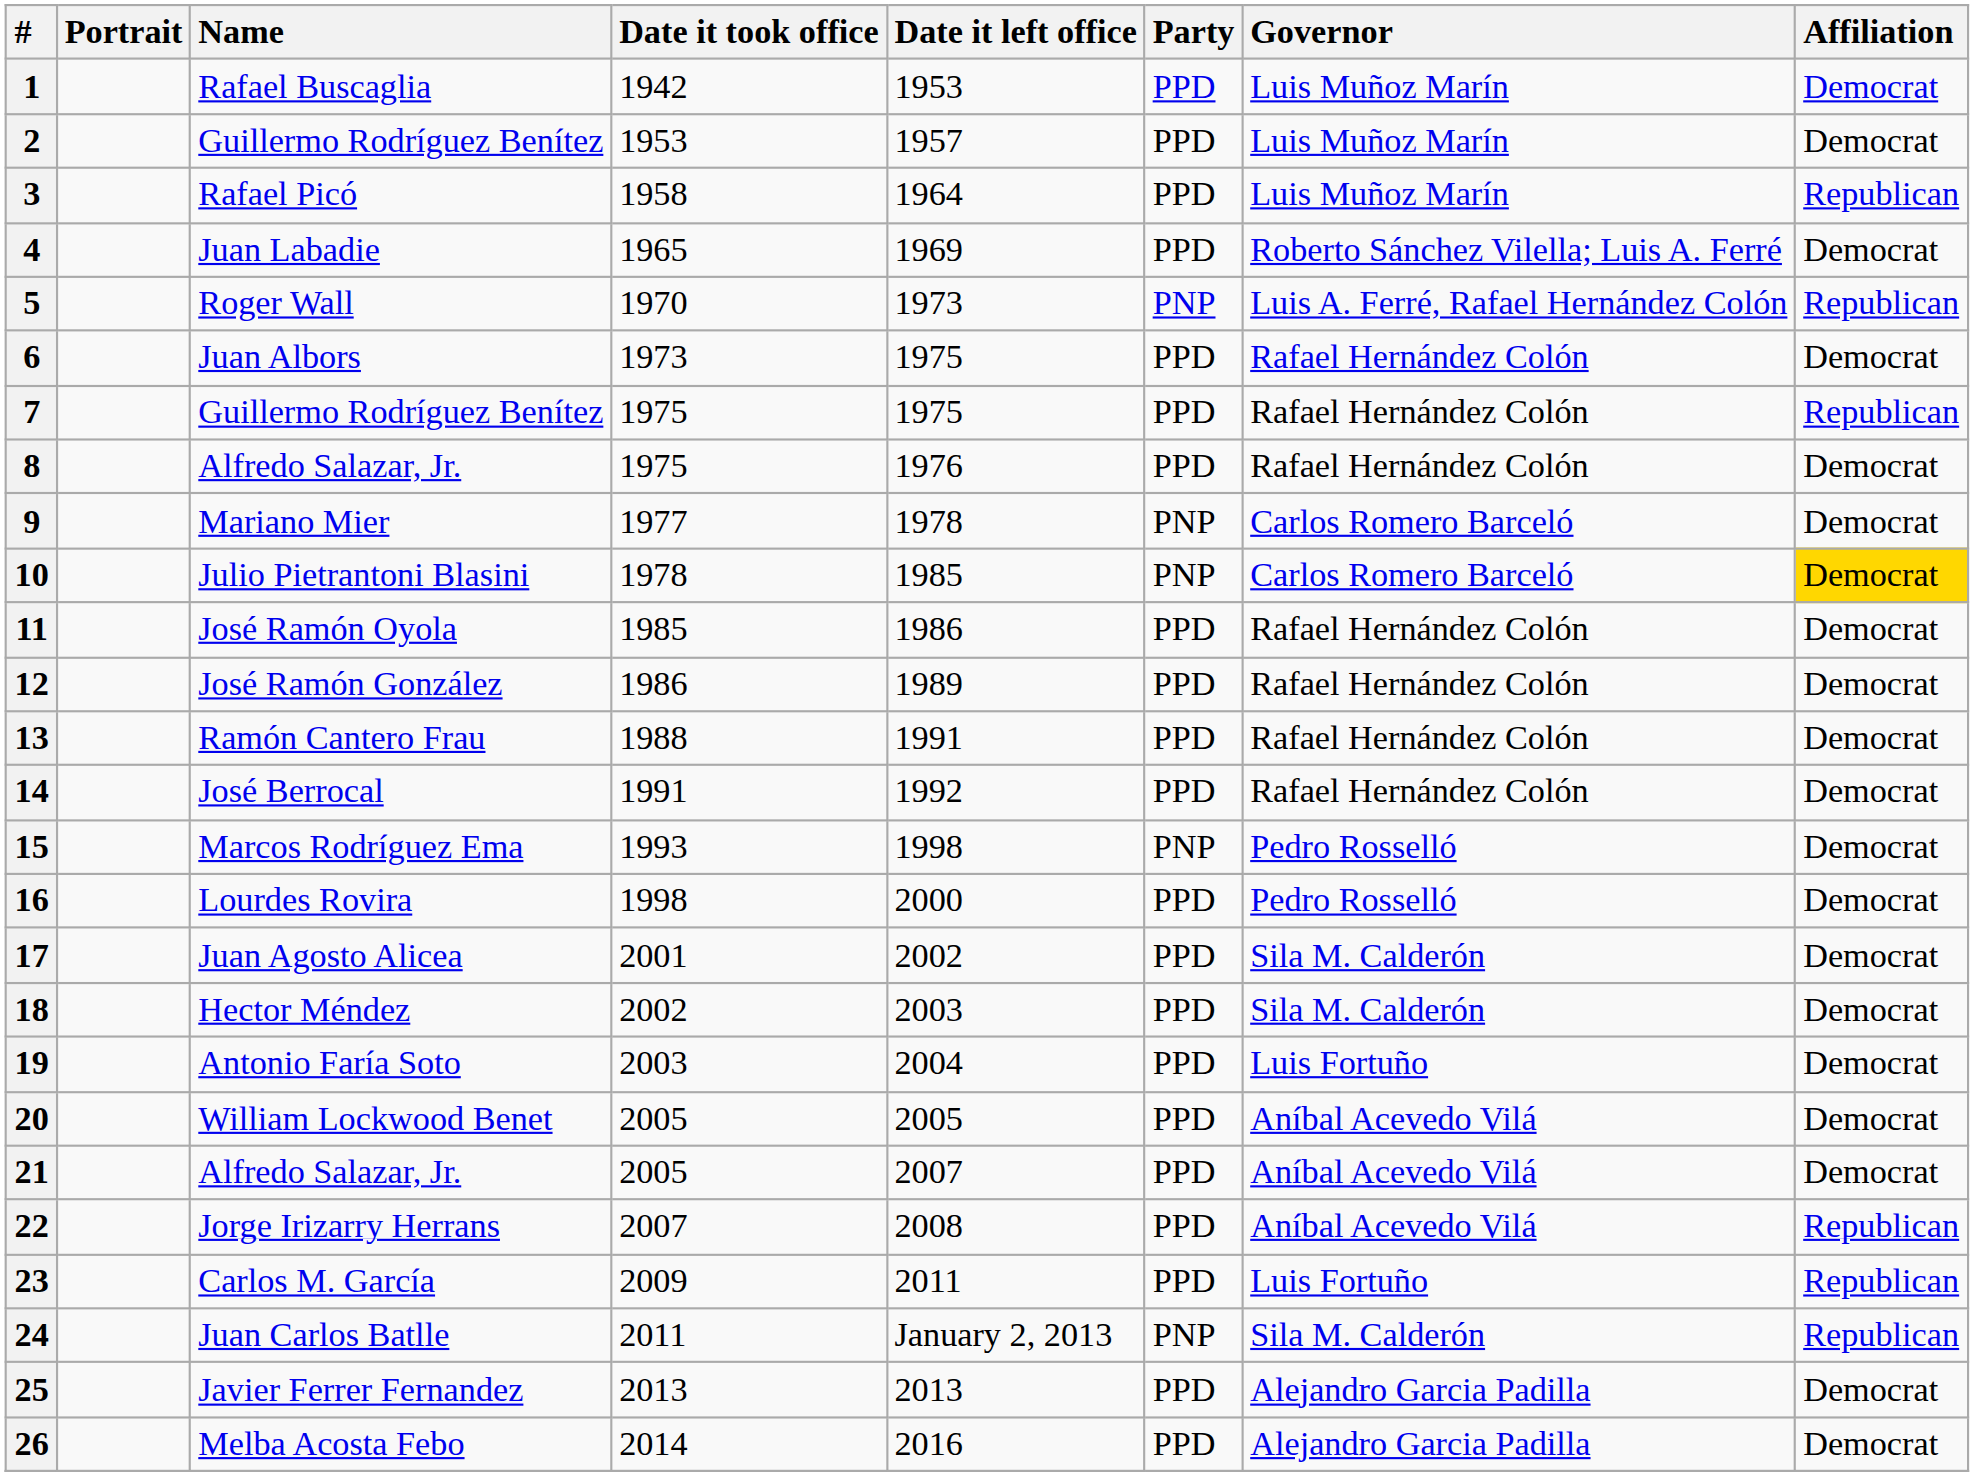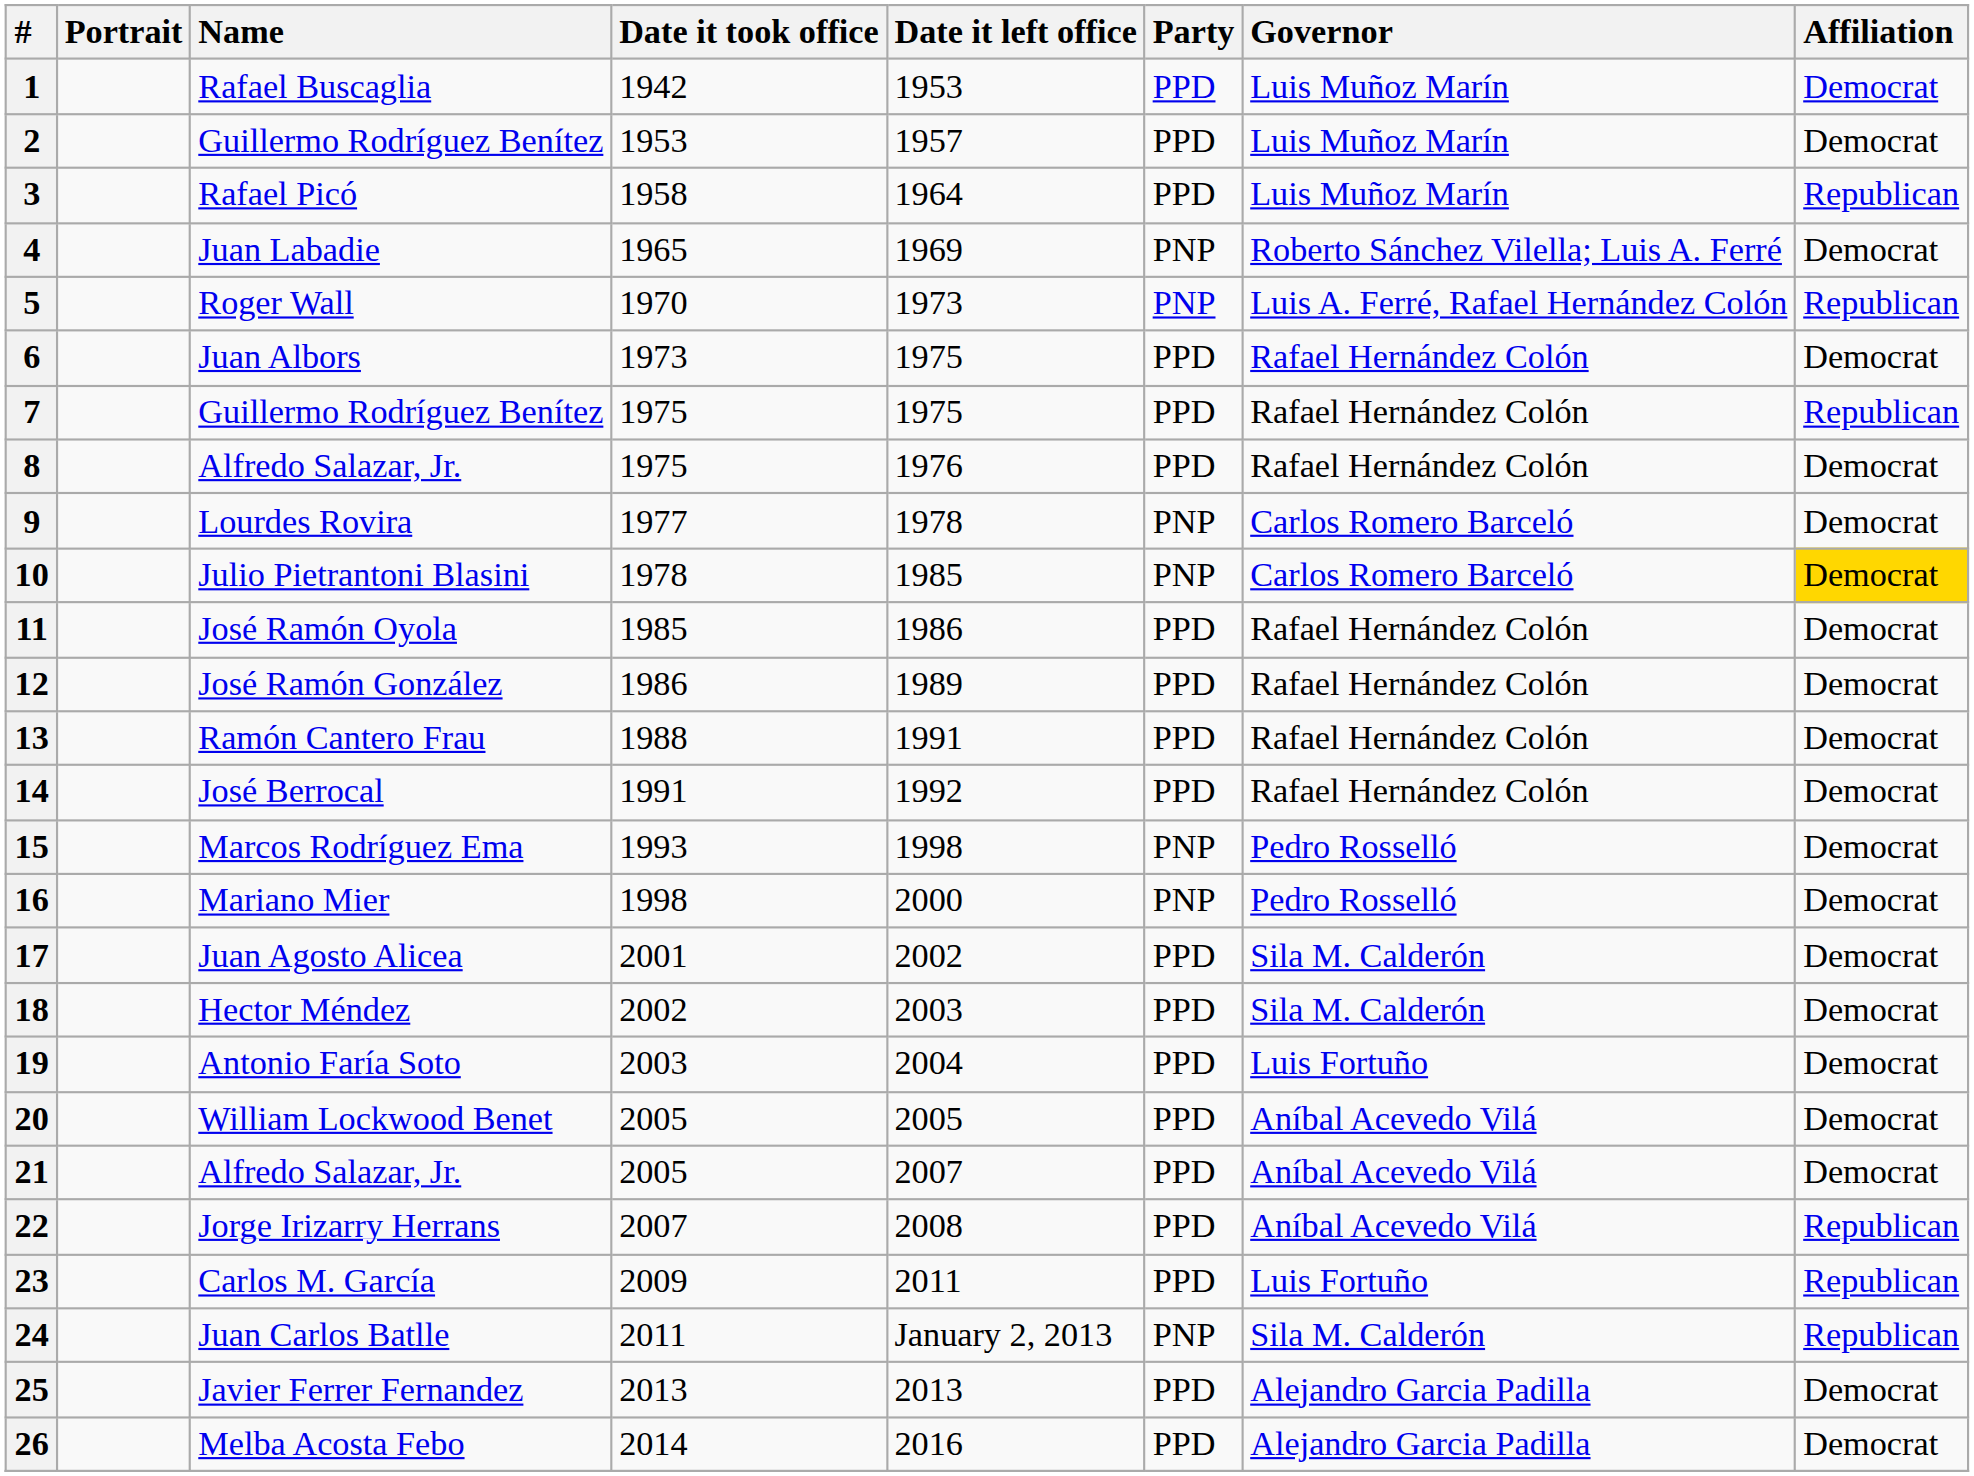(1184, 248) PPD -> (1184, 248) PNP
(294, 520) Mariano Mier -> (305, 520) Lourdes Rovira
(305, 900) Lourdes Rovira -> (294, 900) Mariano Mier
(1184, 900) PPD -> (1184, 900) PNP
